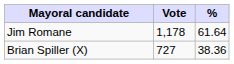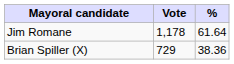(166, 50) 727 -> (166, 50) 729
